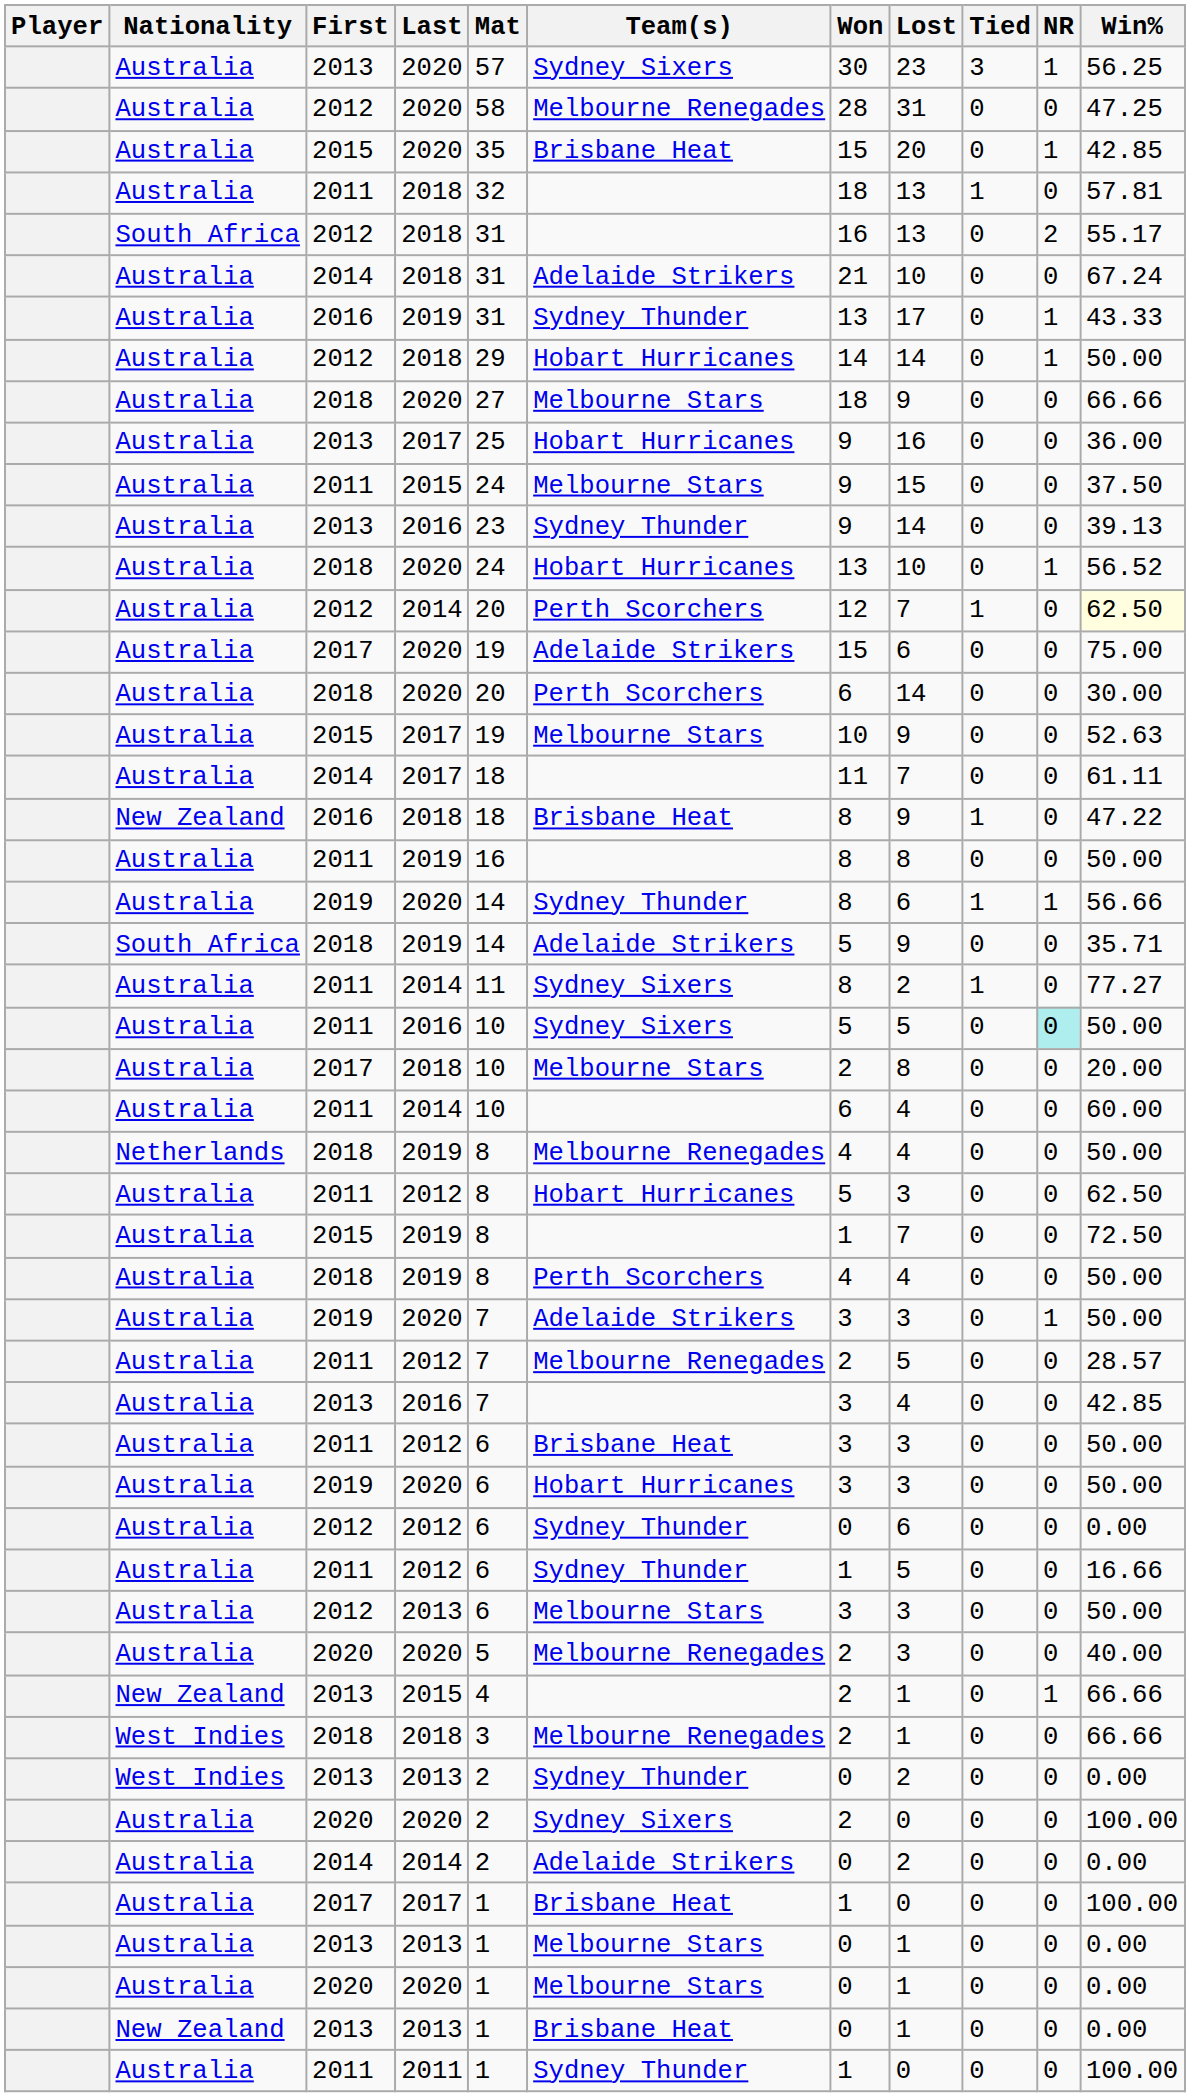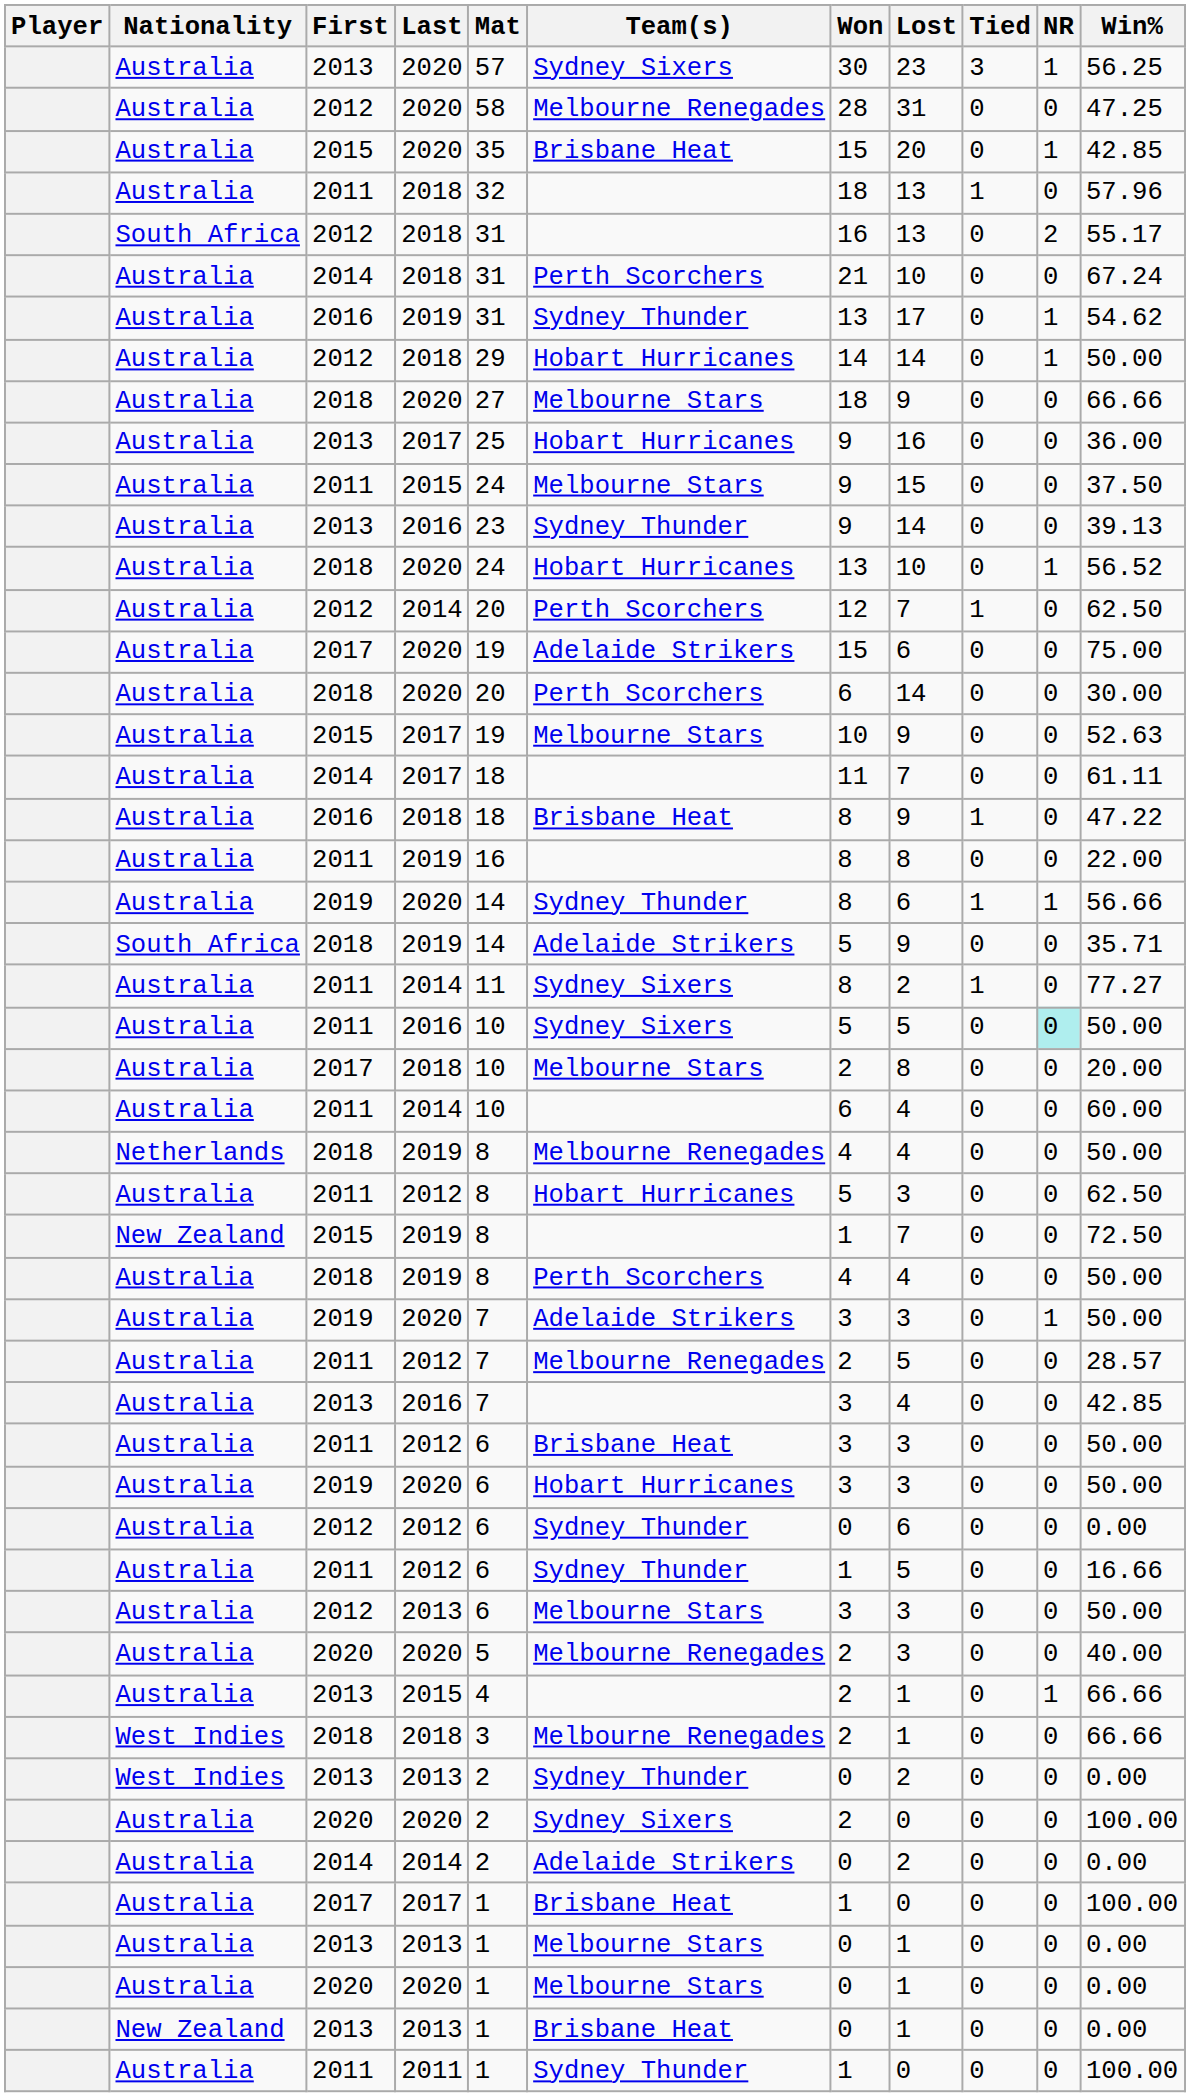(1124, 193) 57.81 -> (1124, 193) 57.96
(664, 276) Adelaide Strikers -> (648, 276) Perth Scorchers
(1124, 318) 43.33 -> (1124, 318) 54.62
(1124, 610) lightyellow background -> (1124, 610) no background
(200, 819) New Zealand -> (185, 819) Australia
(1124, 861) 50.00 -> (1124, 861) 22.00
(185, 1236) Australia -> (200, 1236) New Zealand
(200, 1695) New Zealand -> (185, 1695) Australia
